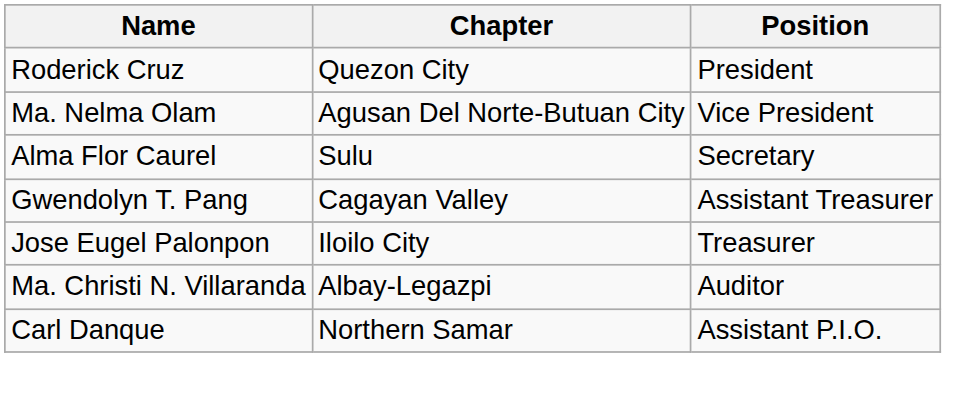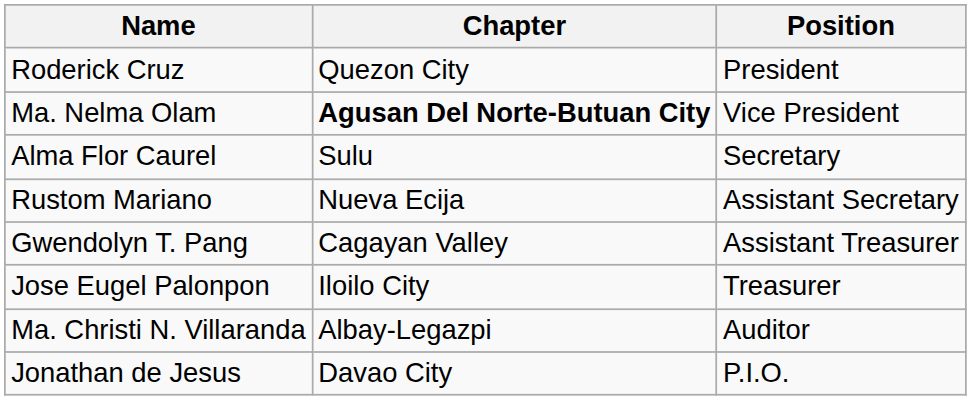(502, 112) normal -> (514, 112) bold
+ row: (112, 199)
+ row: (126, 373)
- row: (88, 329)
